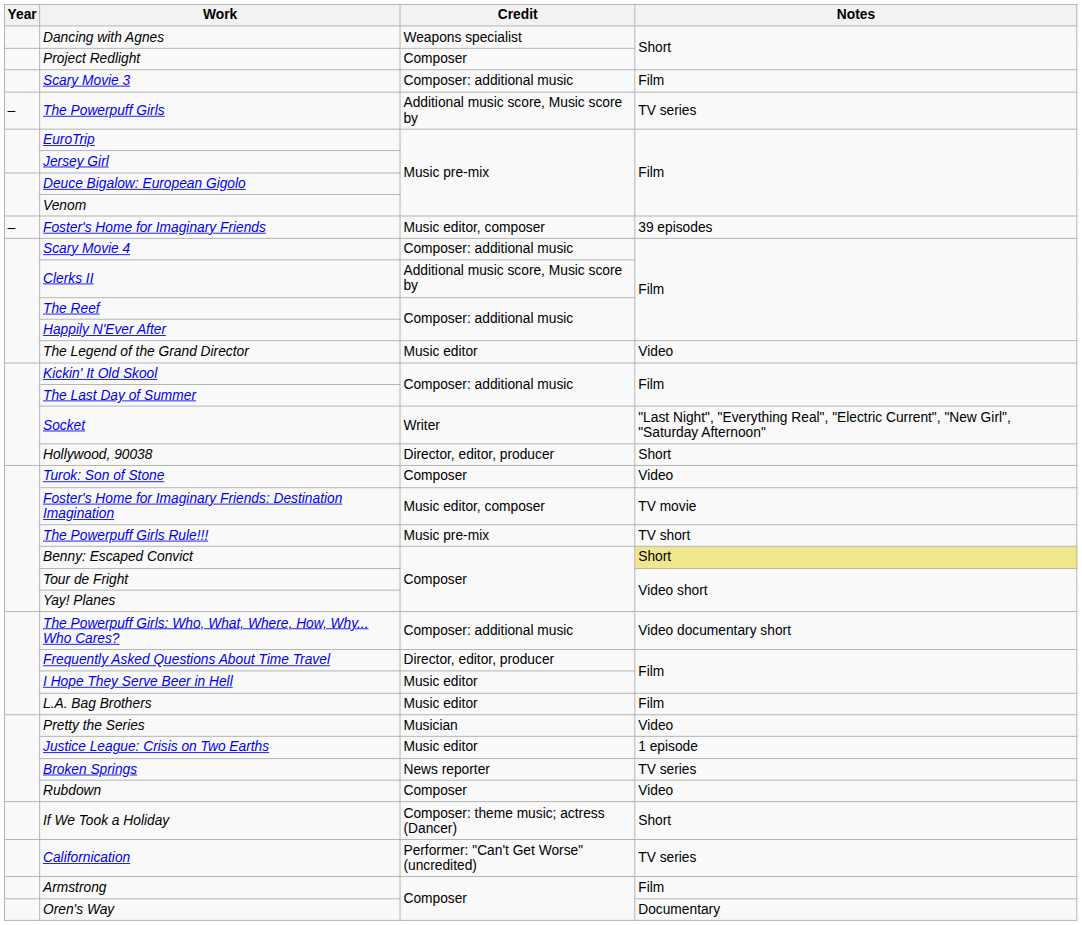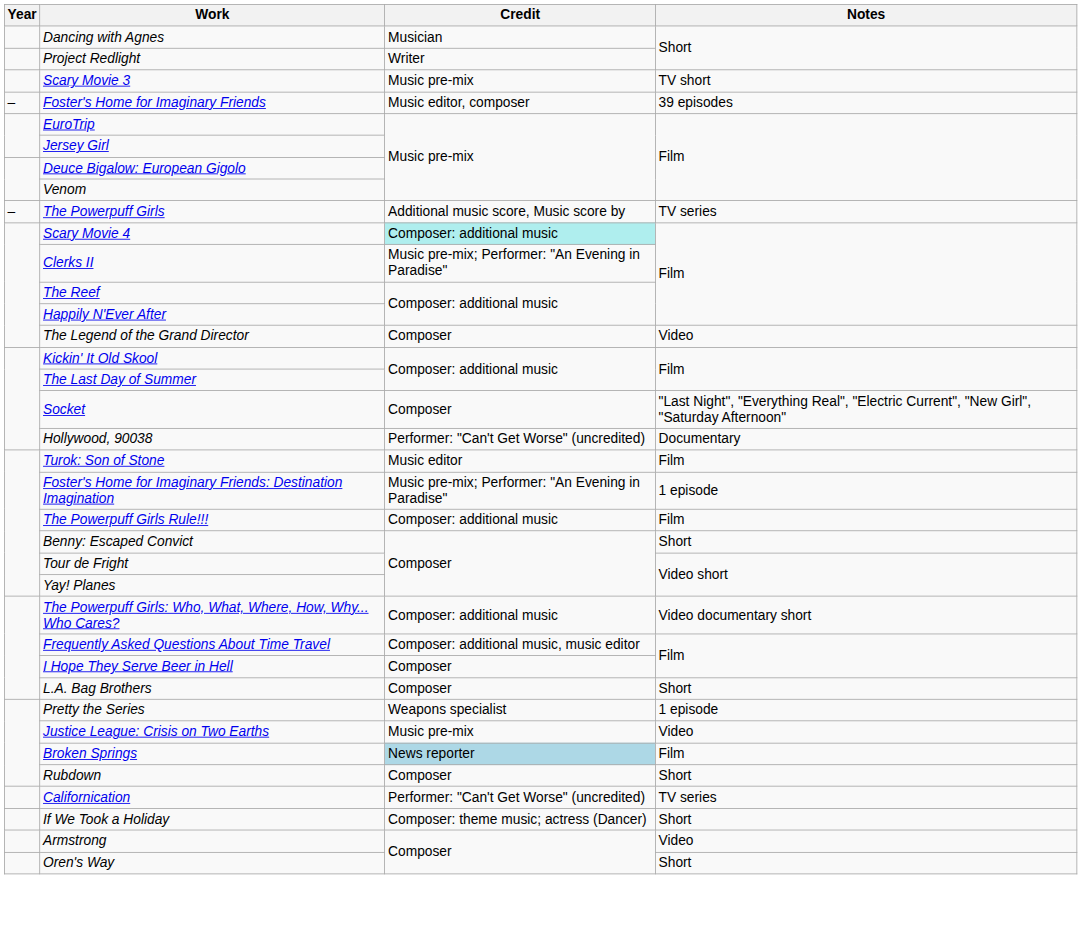(463, 37) Weapons specialist -> (415, 37) Musician
(435, 59) Composer -> (406, 59) Writer
(488, 80) Composer: additional music -> (431, 80) Music pre-mix
(651, 80) Film -> (685, 80) TV short
rows swapped: (104, 110) <-> (154, 227)
(488, 249) no background -> (473, 233) paleturquoise background
(513, 278) Additional music score, Music score by -> (514, 263) Music pre-mix; Performer: "An Evening in Paradise"
(441, 351) Music editor -> (420, 336) Composer
(422, 425) Writer -> (420, 409) Composer
(479, 454) Director, editor, producer -> (517, 439) Performer: "Can't Get Worse" (uncredited)
(655, 454) Short -> (699, 439) Documentary
(435, 476) Composer -> (425, 460) Music editor
(656, 476) Video -> (672, 460) Film
(474, 506) Music editor, composer -> (514, 490) Music pre-mix; Performer: "An Evening in Paradise"
(667, 506) TV movie -> (688, 490) 1 episode
(446, 535) Music pre-mix -> (473, 520) Composer: additional music
(664, 535) TV short -> (672, 520) Film
(655, 557) khaki background -> (675, 541) no background
(479, 660) Director, editor, producer -> (514, 644) Composer: additional music, music editor
(441, 682) Music editor -> (420, 666) Composer
(441, 703) Music editor -> (420, 688) Composer
(651, 703) Film -> (675, 688) Short
(431, 725) Musician -> (447, 710) Weapons specialist
(656, 725) Video -> (688, 710) 1 episode
(441, 747) Music editor -> (431, 732) Music pre-mix
(668, 747) 1 episode -> (676, 732) Video
(447, 769) no background -> (431, 753) lightblue background
(667, 769) TV series -> (672, 753) Film
(656, 791) Video -> (675, 775) Short
rows swapped: (87, 857) <-> (106, 820)
(651, 887) Film -> (676, 841) Video
(679, 909) Documentary -> (675, 862) Short
